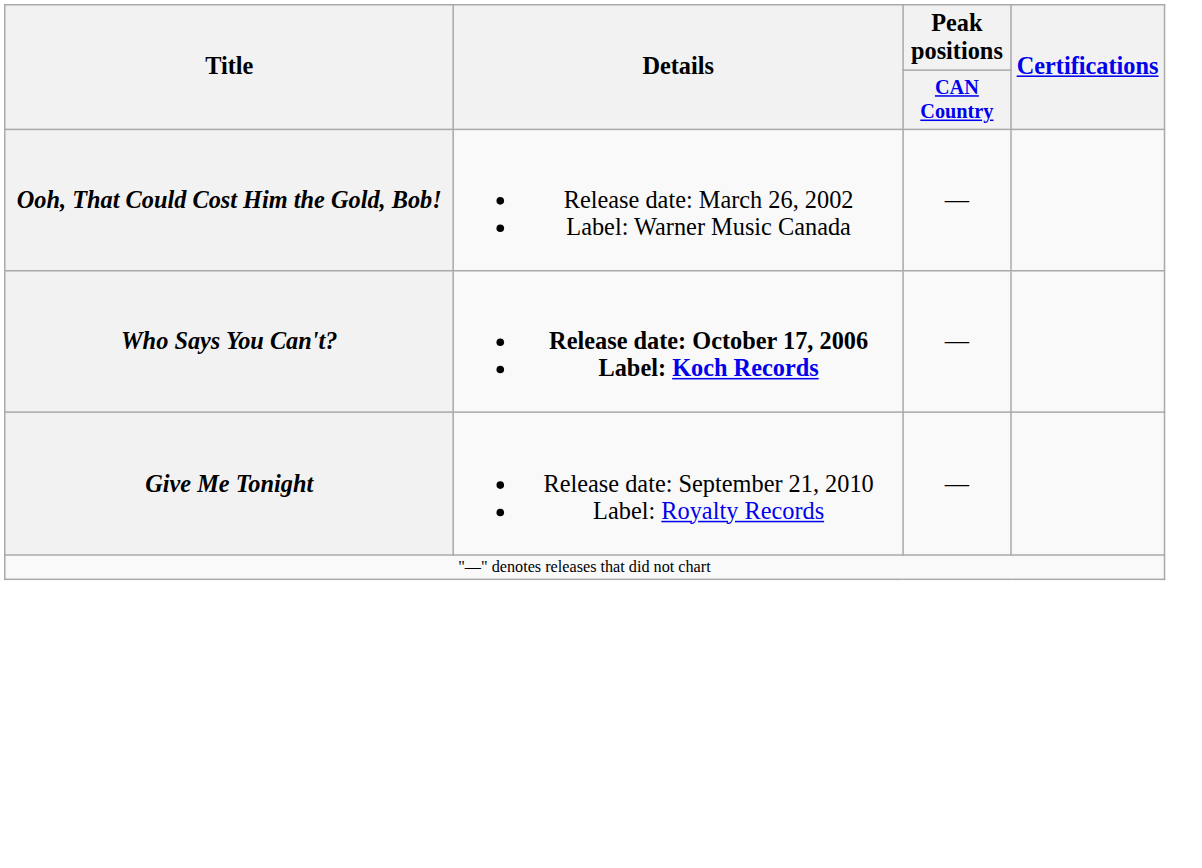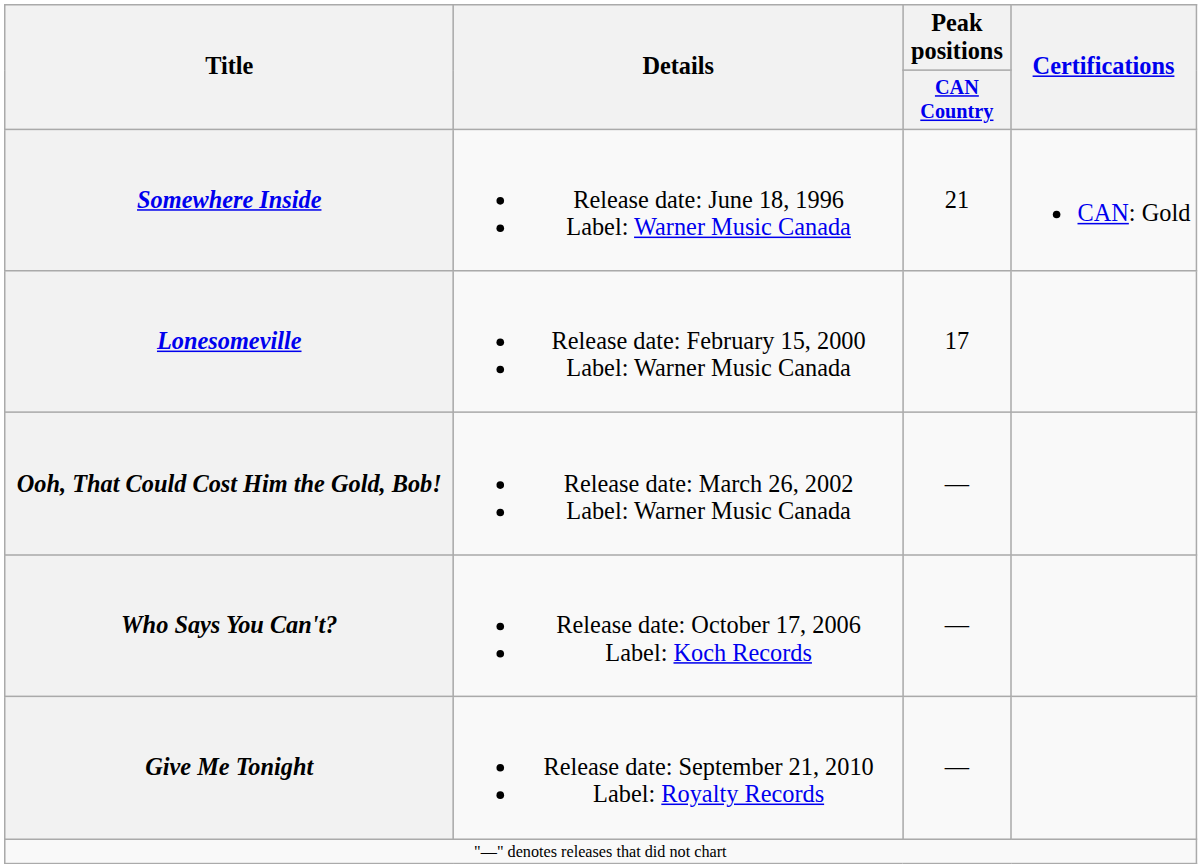+ row: (229, 199)
+ row: (229, 341)
(678, 356) bold -> (678, 639) normal
